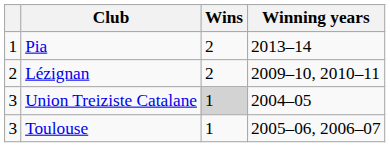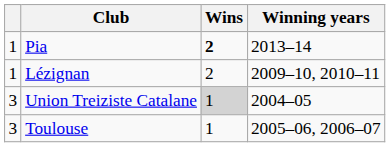(209, 45) normal -> (209, 45) bold
(13, 73) 2 -> (13, 73) 1
